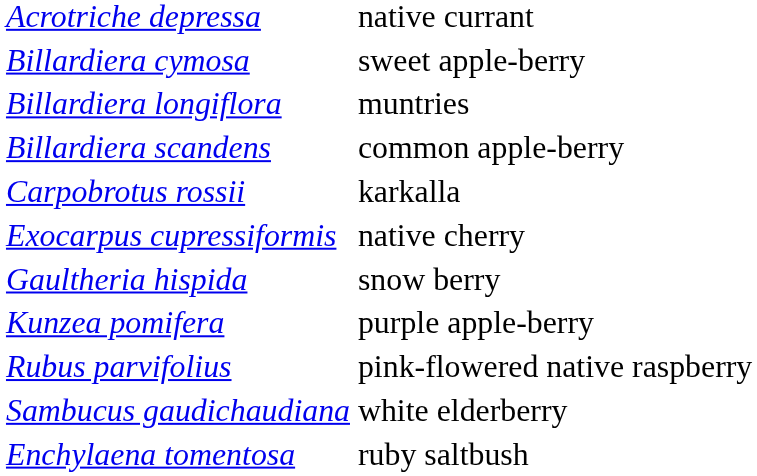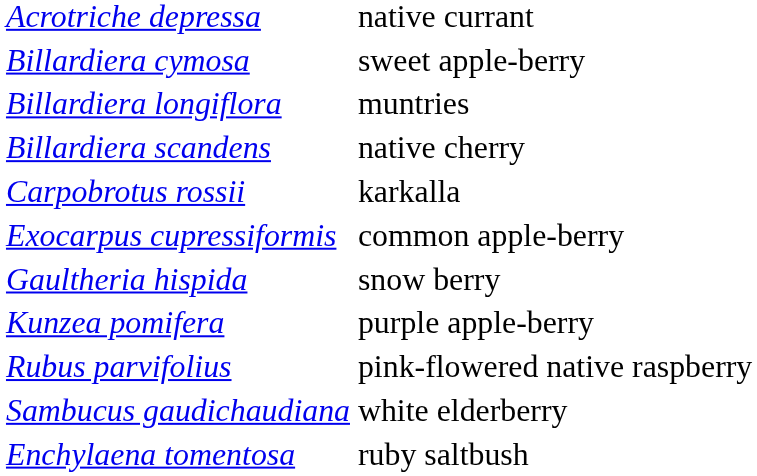(491, 147) common apple-berry -> (441, 147) native cherry
(441, 235) native cherry -> (491, 235) common apple-berry
